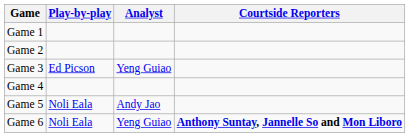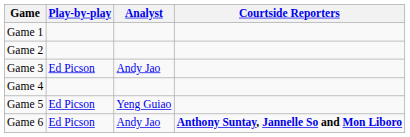(144, 68) Yeng Guiao -> (138, 68) Andy Jao
(70, 104) Noli Eala -> (72, 104) Ed Picson
(138, 104) Andy Jao -> (144, 104) Yeng Guiao
(70, 123) Noli Eala -> (72, 123) Ed Picson
(144, 123) Yeng Guiao -> (138, 123) Andy Jao
